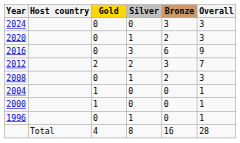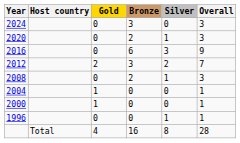columns swapped: (144, 11) <-> (180, 11)
